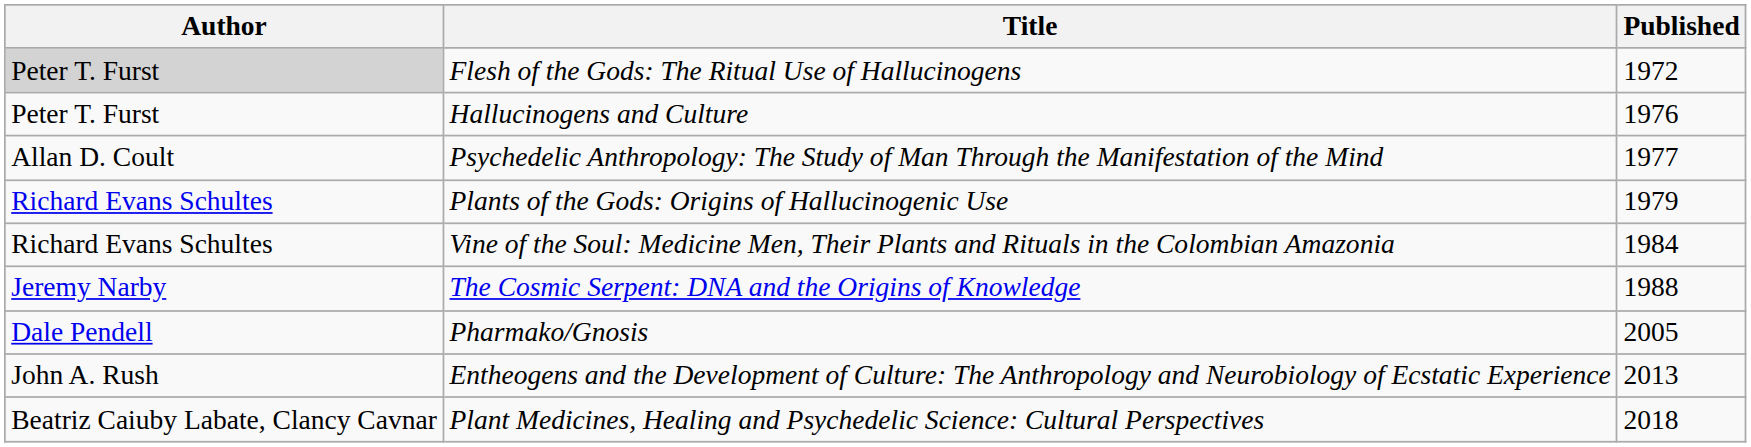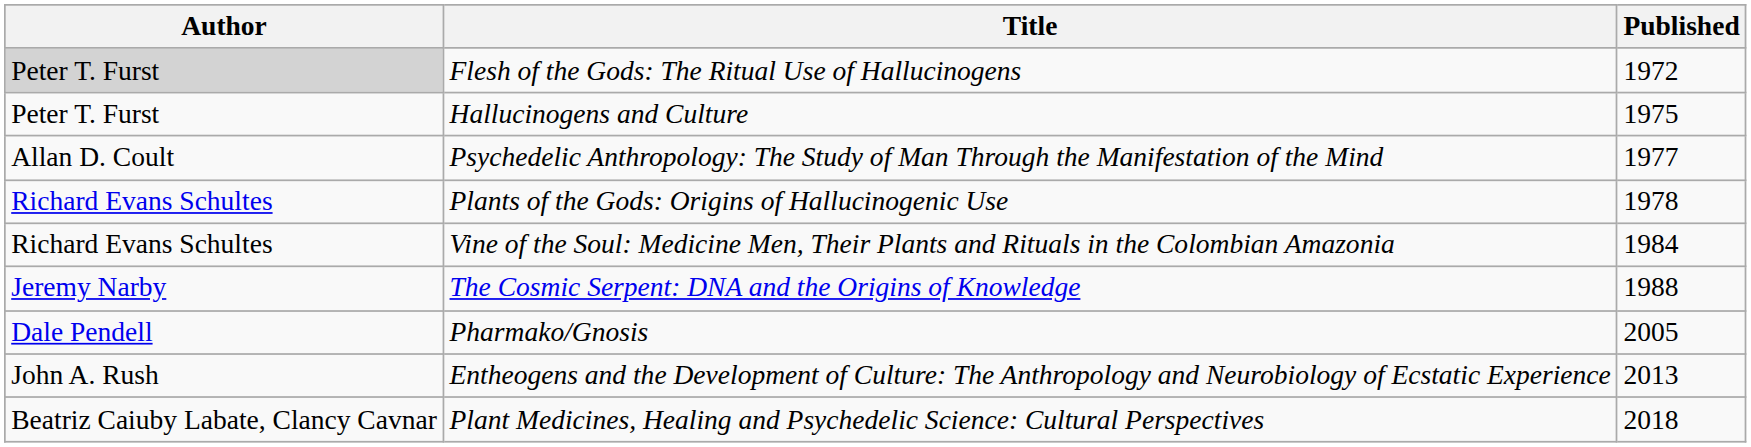(1651, 113) 1976 -> (1651, 113) 1975
(1651, 200) 1979 -> (1651, 200) 1978
